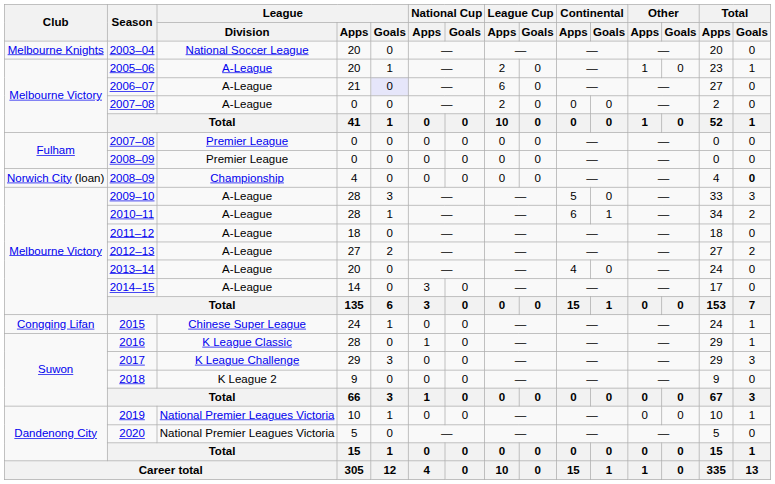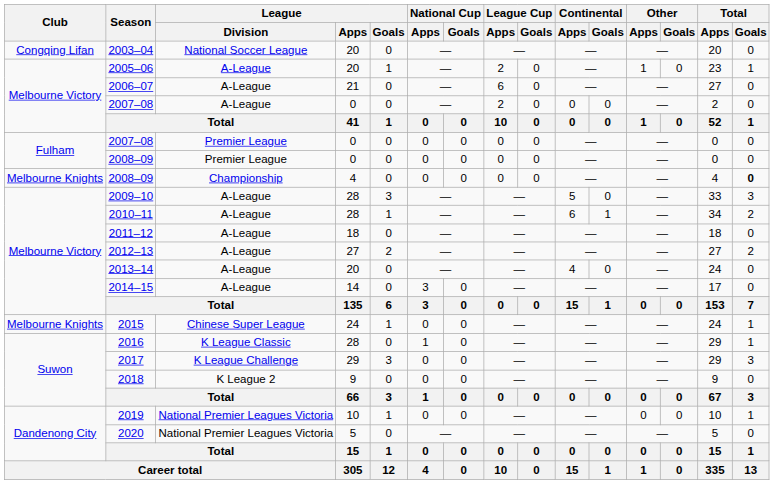(56, 50) Melbourne Knights -> (55, 50) Congqing Lifan
(390, 86) lavender background -> (389, 86) no background
(56, 178) Norwich City (loan) -> (55, 178) Melbourne Knights
(56, 324) Congqing Lifan -> (55, 324) Melbourne Knights
